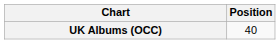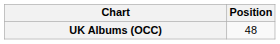(251, 30) 40 -> (251, 30) 48
